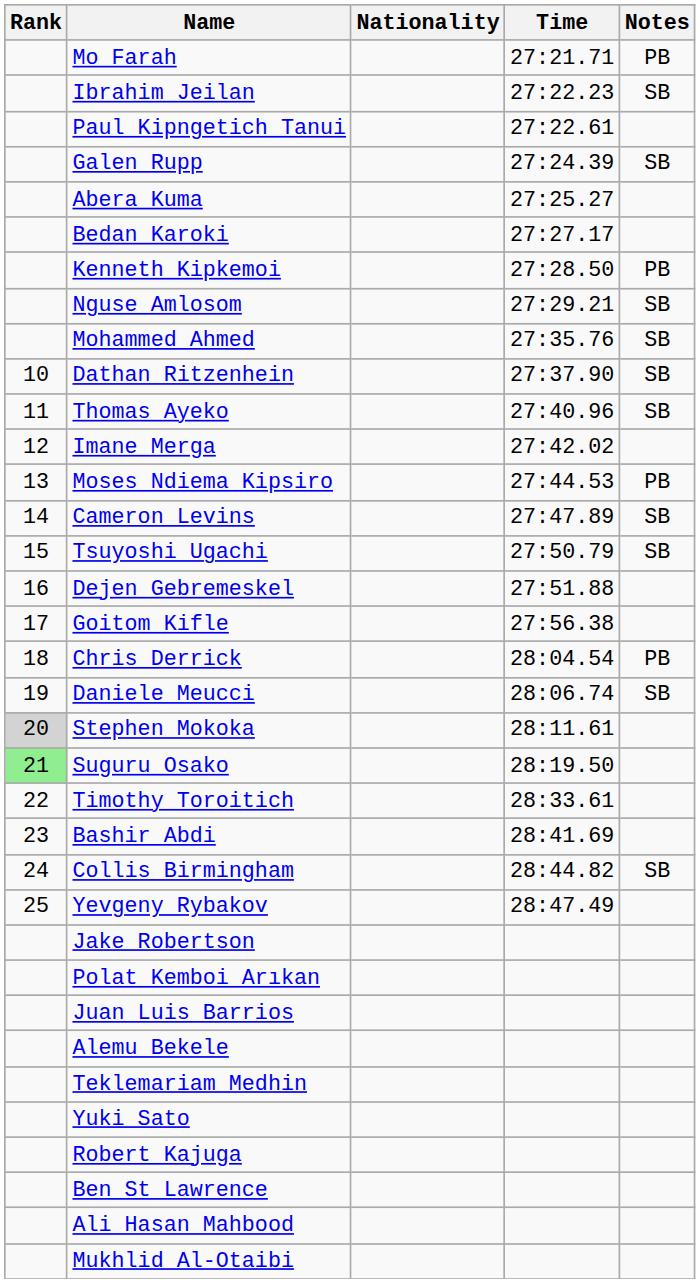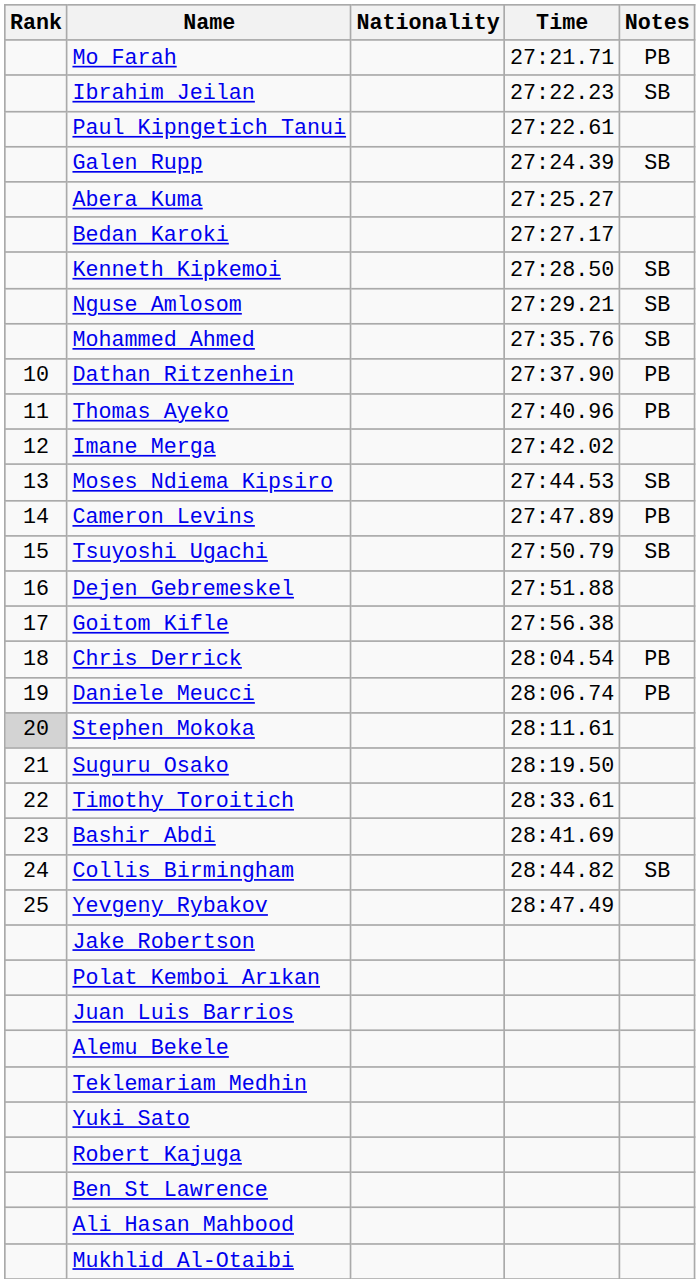(657, 270) PB -> (657, 270) SB
(657, 376) SB -> (657, 376) PB
(657, 412) SB -> (657, 412) PB
(657, 483) PB -> (657, 483) SB
(657, 518) SB -> (657, 518) PB
(657, 695) SB -> (657, 695) PB
(36, 766) lightgreen background -> (36, 766) no background
